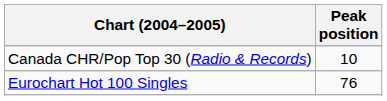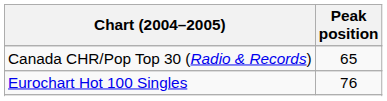(349, 58) 10 -> (349, 58) 65
